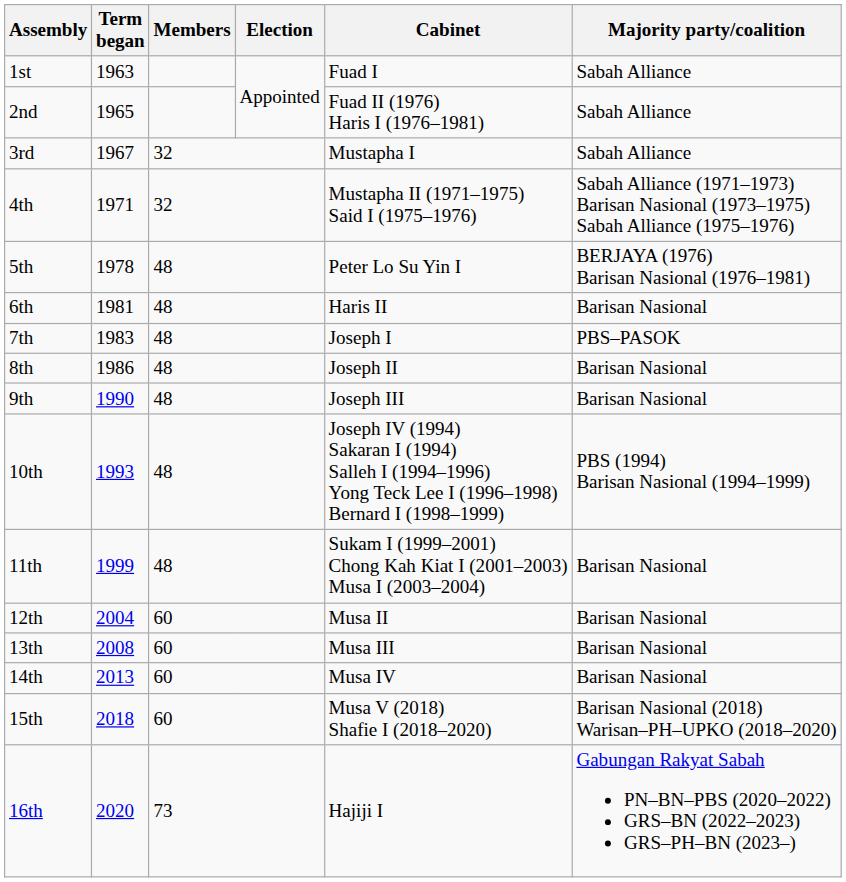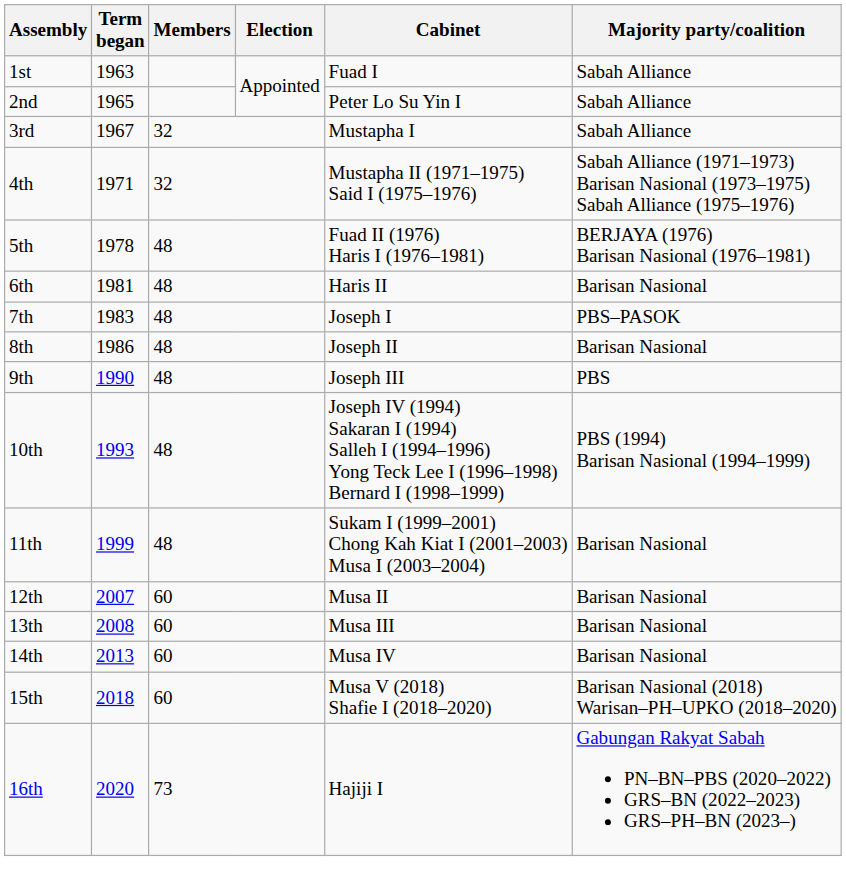(406, 112) Fuad II (1976) Haris I (1976–1981) -> (395, 101) Peter Lo Su Yin I
(395, 266) Peter Lo Su Yin I -> (406, 245) Fuad II (1976) Haris I (1976–1981)
(642, 398) Barisan Nasional -> (593, 377) PBS
(115, 617) 2004 -> (115, 596) 2007
